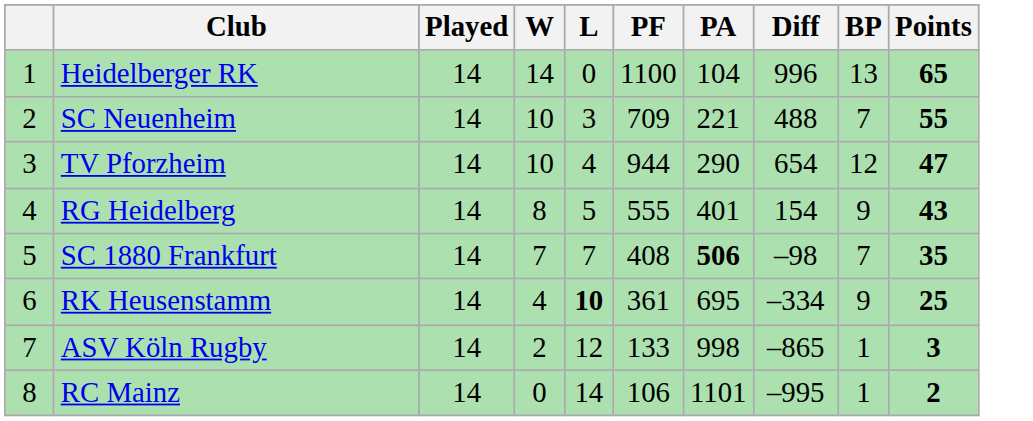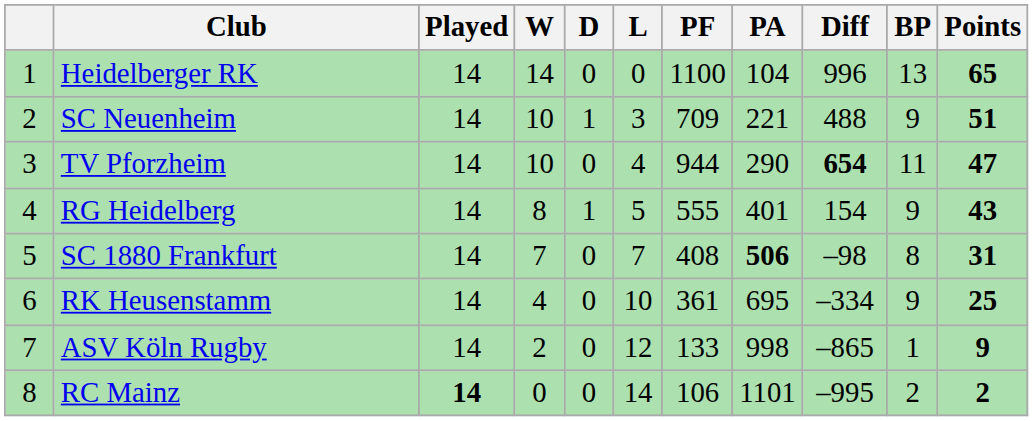+ column: (589, 27)
(863, 118) 7 -> (913, 118) 9
(933, 118) 55 -> (983, 118) 51
(796, 164) normal -> (845, 164) bold
(863, 164) 12 -> (913, 164) 11
(863, 255) 7 -> (913, 255) 8
(933, 255) 35 -> (983, 255) 31
(589, 301) bold -> (638, 301) normal
(933, 347) 3 -> (983, 347) 9
(467, 392) normal -> (467, 392) bold
(863, 392) 1 -> (913, 392) 2
